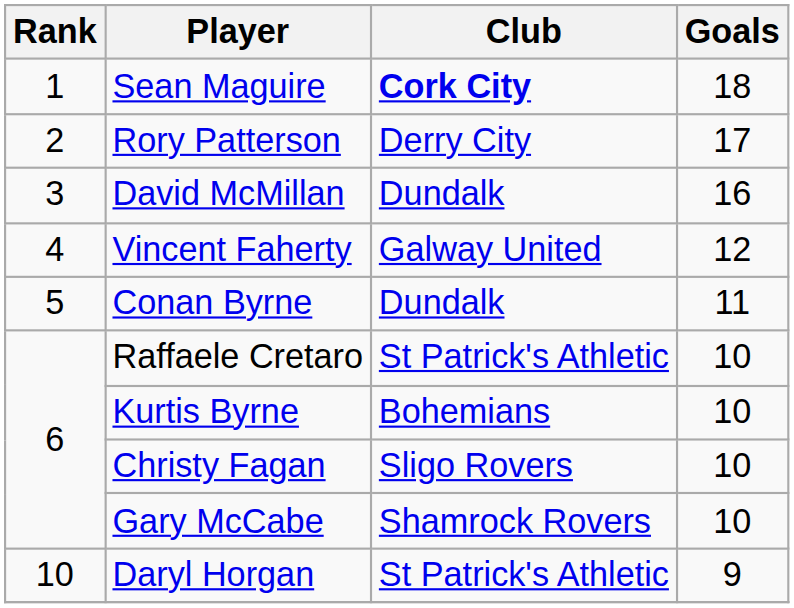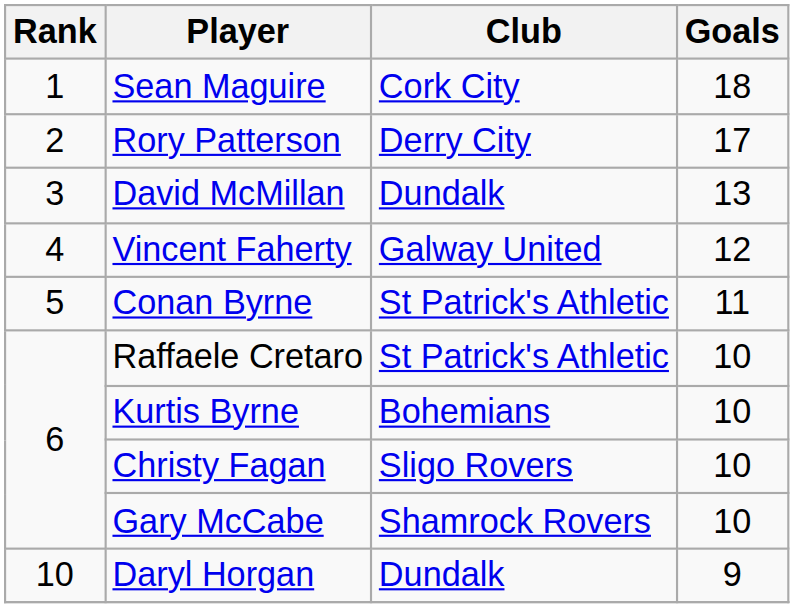(455, 85) bold -> (449, 85) normal
(732, 194) 16 -> (732, 194) 13
(442, 303) Dundalk -> (524, 303) St Patrick's Athletic
(524, 574) St Patrick's Athletic -> (442, 574) Dundalk
